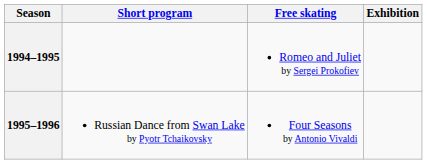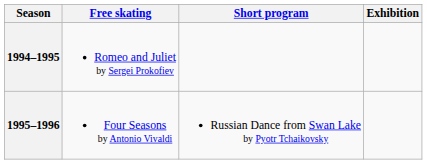columns swapped: (155, 13) <-> (306, 13)
